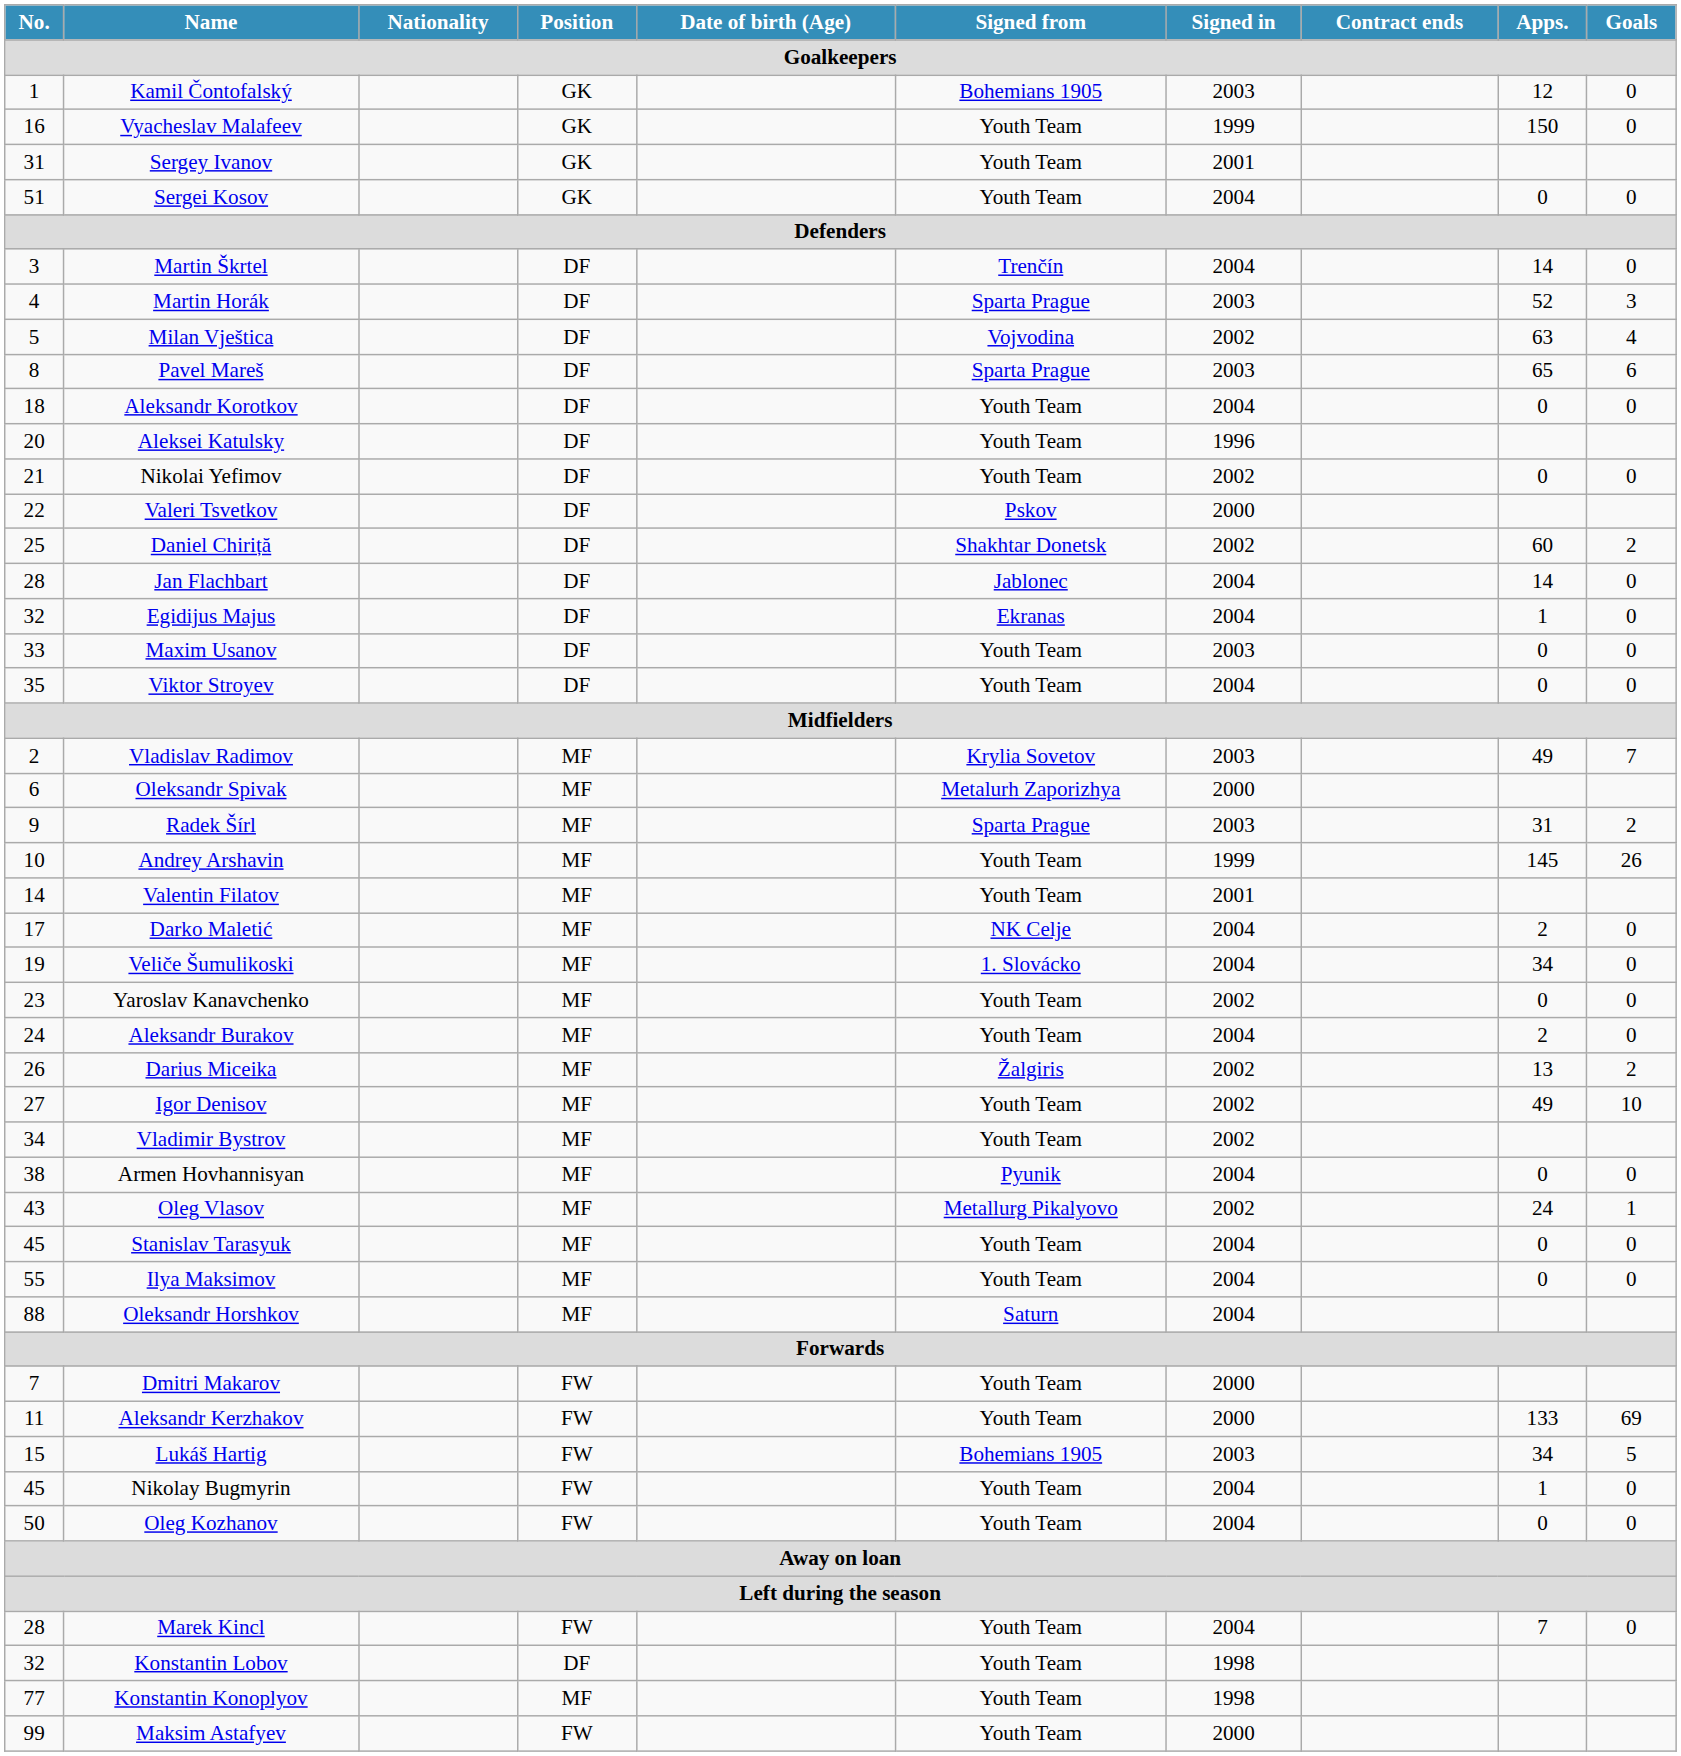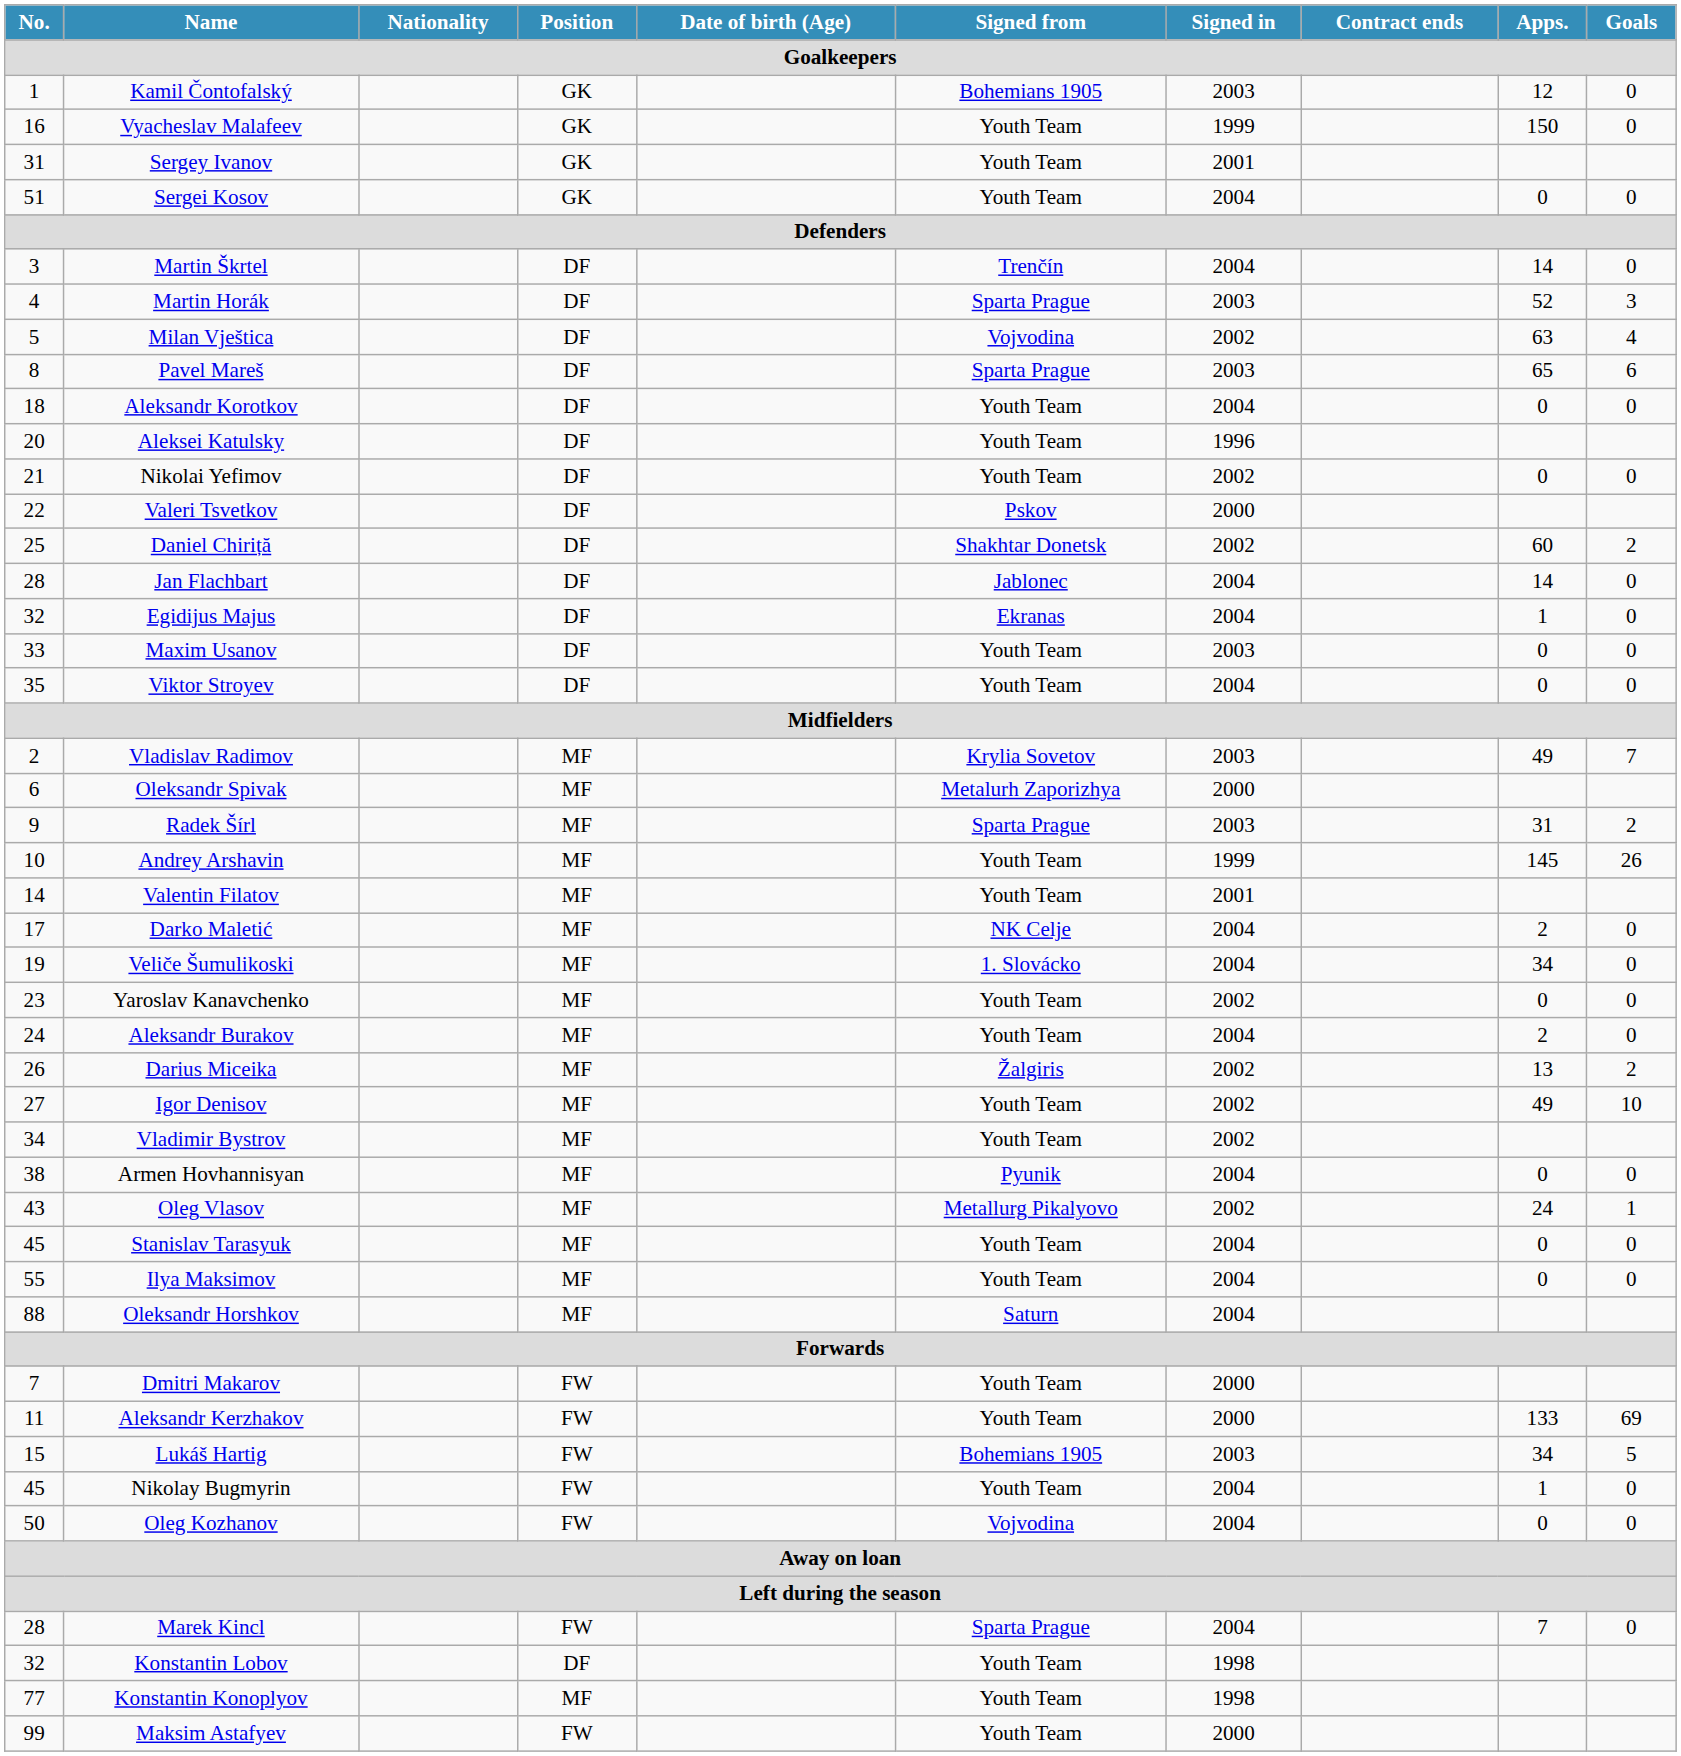(1031, 1523) Youth Team -> (1031, 1523) Vojvodina
(1031, 1628) Youth Team -> (1031, 1628) Sparta Prague
